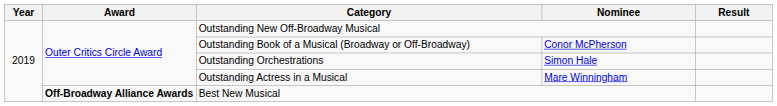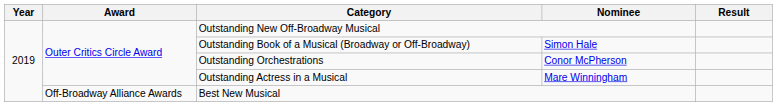(585, 45) Conor McPherson -> (571, 45) Simon Hale
(571, 61) Simon Hale -> (585, 61) Conor McPherson
(119, 93) bold -> (113, 93) normal
